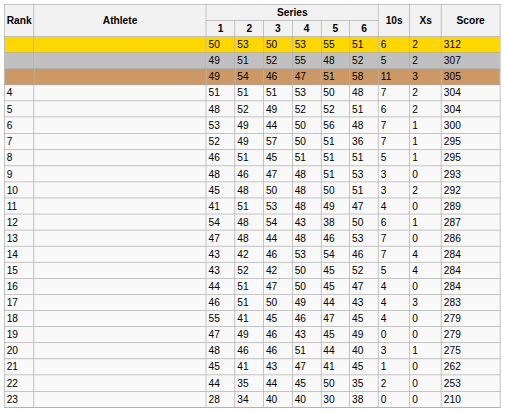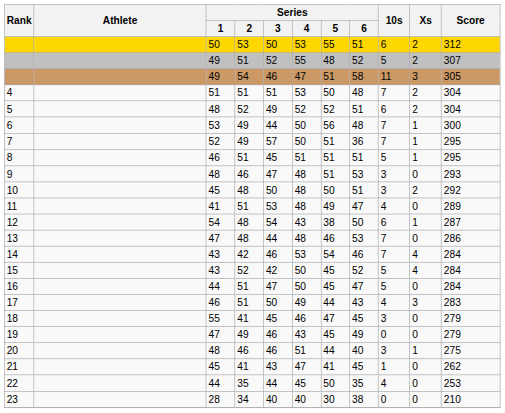(384, 287) 4 -> (384, 287) 5
(384, 319) 4 -> (384, 319) 3
(384, 383) 2 -> (384, 383) 4
